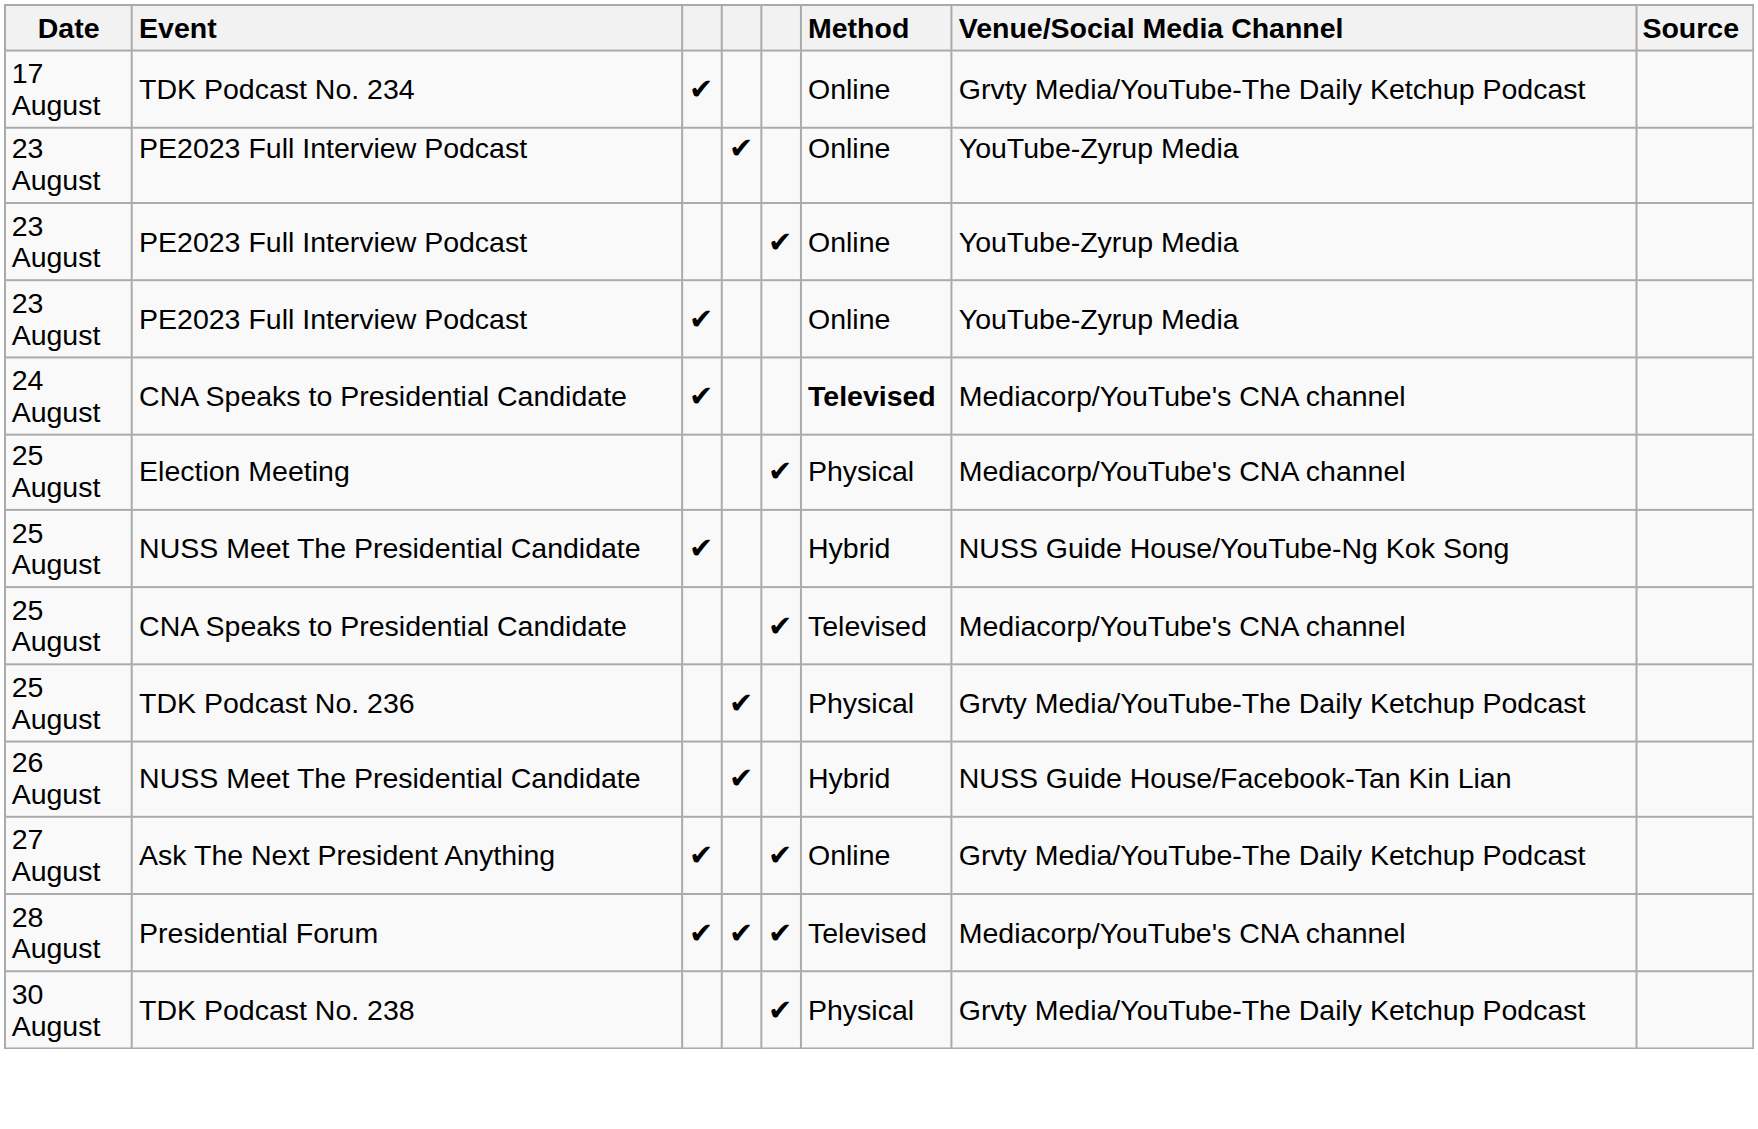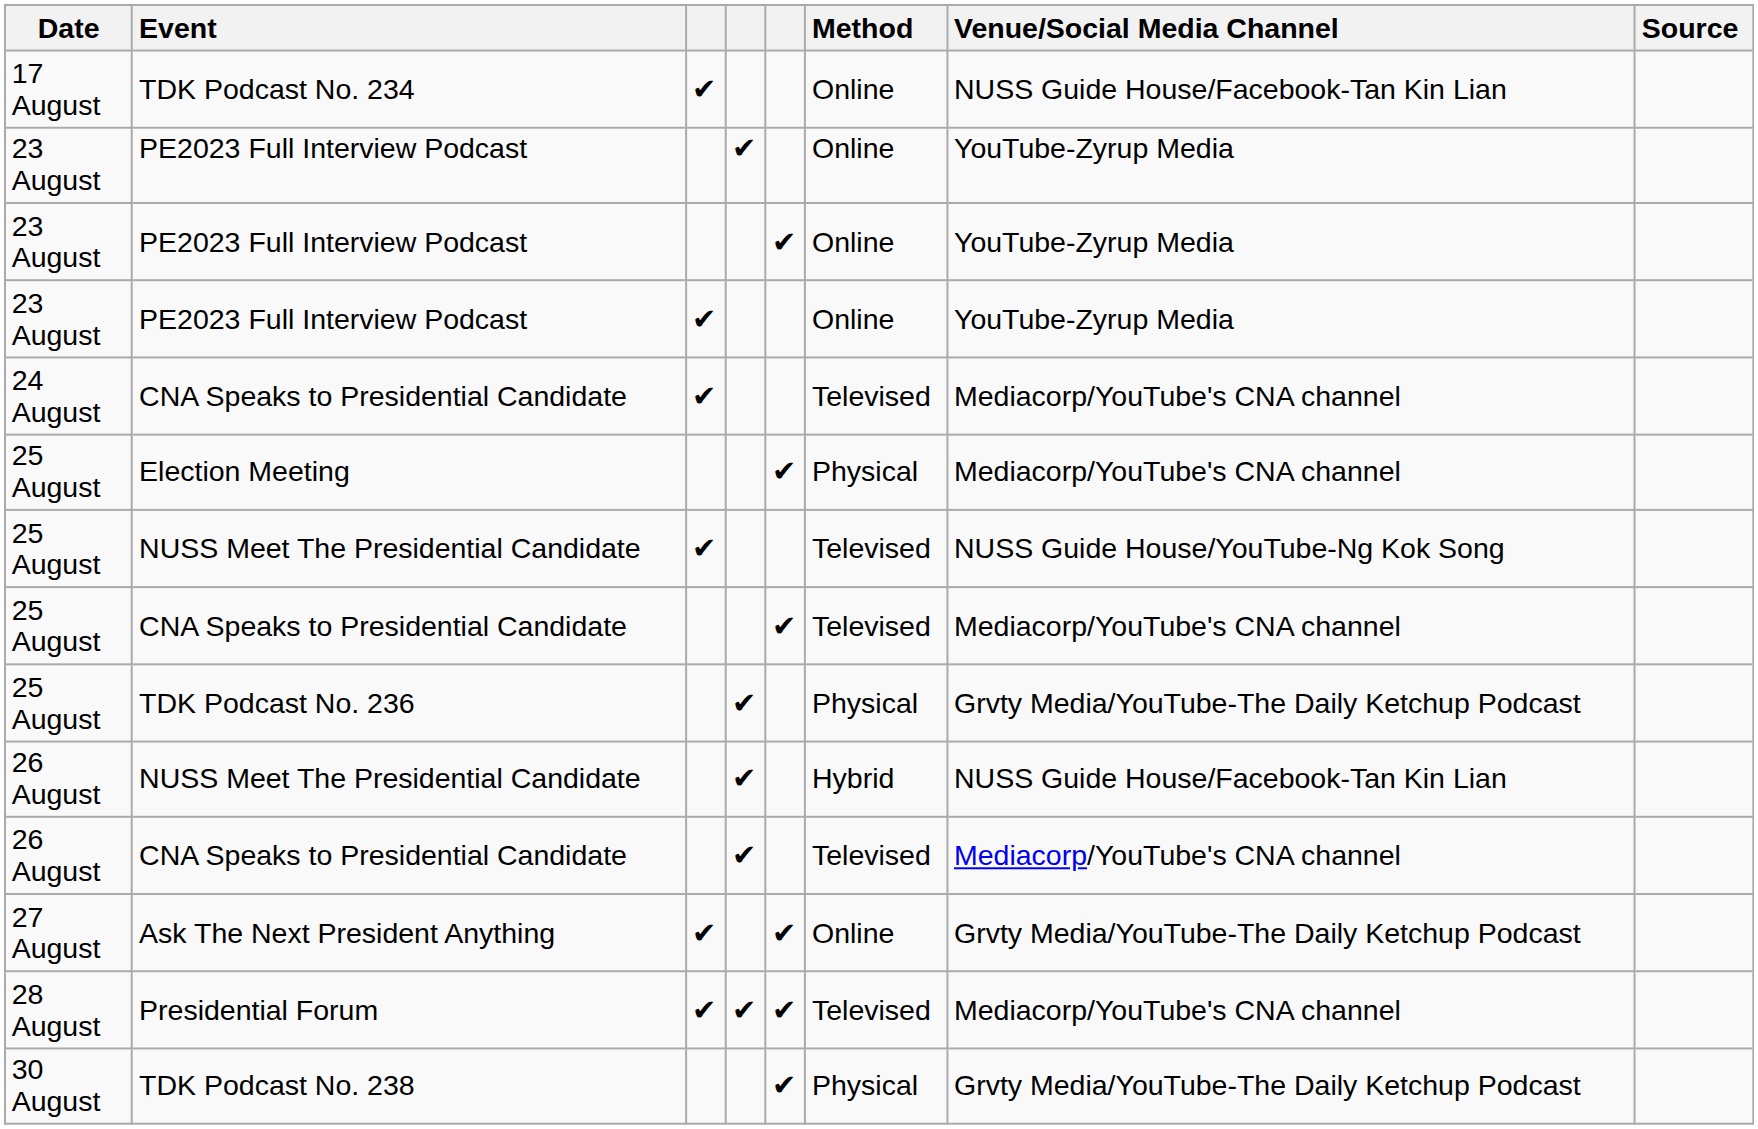(1272, 89) Grvty Media/YouTube-The Daily Ketchup Podcast -> (1230, 89) NUSS Guide House/Facebook-Tan Kin Lian
(872, 396) bold -> (871, 396) normal
(849, 549) Hybrid -> (871, 549) Televised
+ row: (56, 856)
